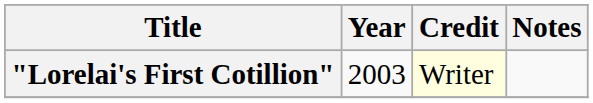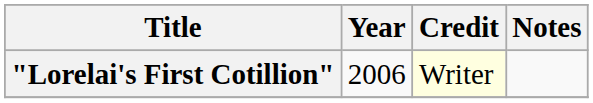(377, 73) 2003 -> (377, 73) 2006
